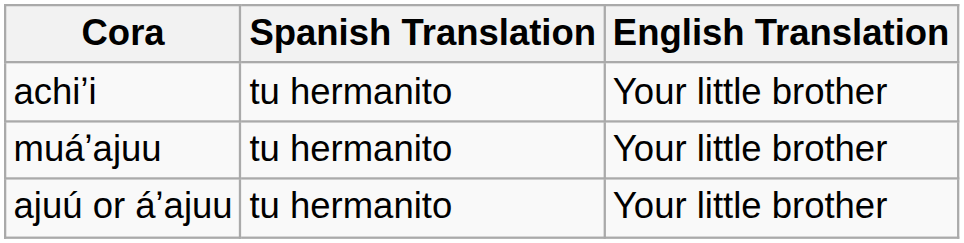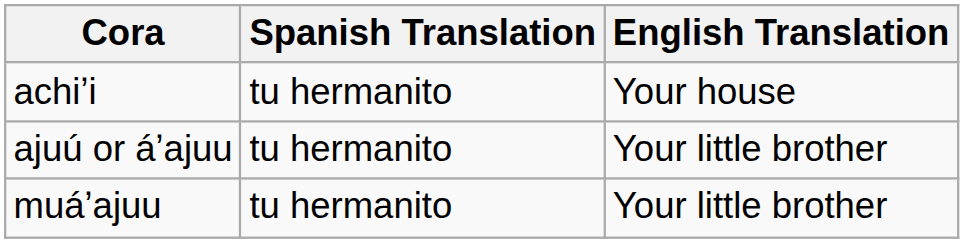(750, 91) Your little brother -> (704, 91) Your house
rows swapped: (88, 149) <-> (123, 206)
